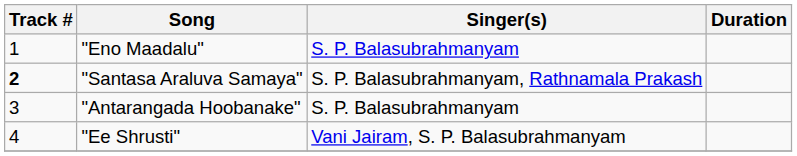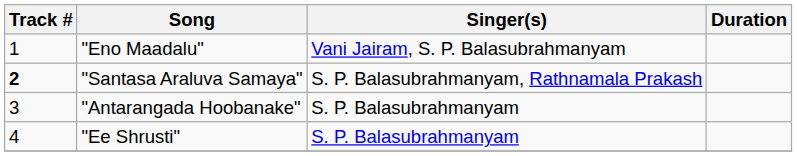(415, 49) S. P. Balasubrahmanyam -> (468, 49) Vani Jairam, S. P. Balasubrahmanyam
(468, 137) Vani Jairam, S. P. Balasubrahmanyam -> (415, 137) S. P. Balasubrahmanyam
